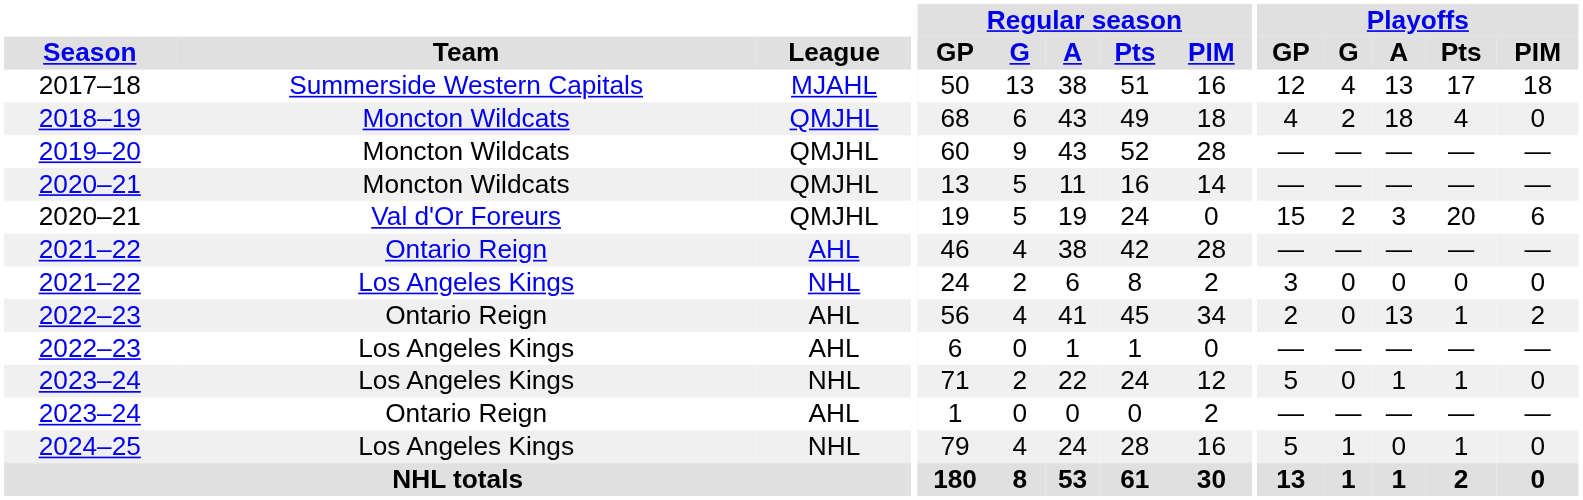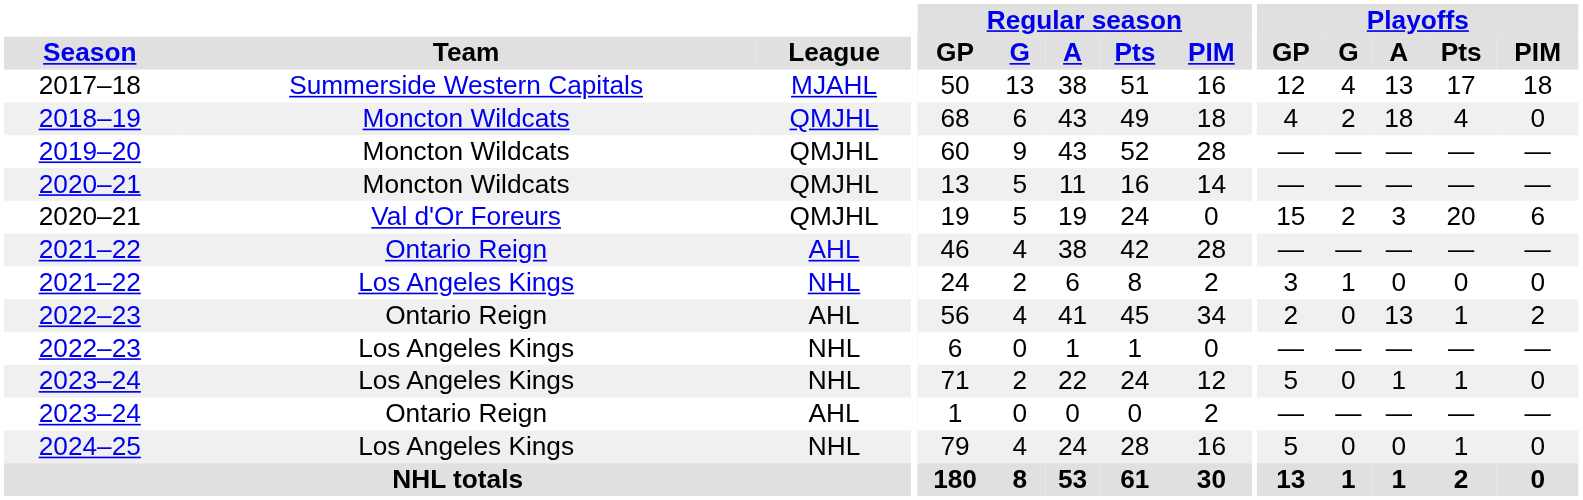(1348, 282) 0 -> (1348, 282) 1
(834, 348) AHL -> (834, 348) NHL
(1348, 446) 1 -> (1348, 446) 0
